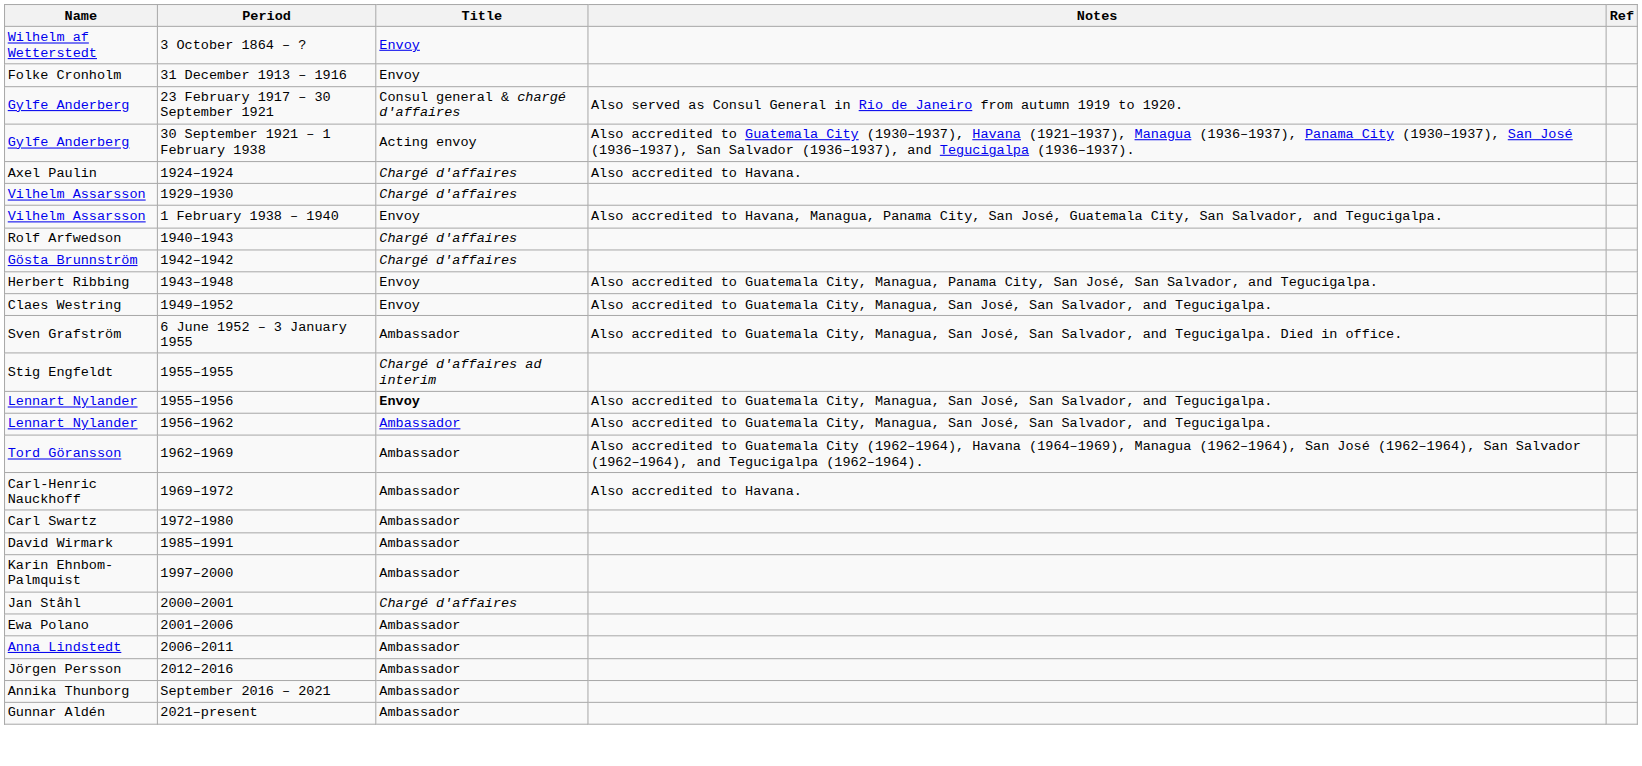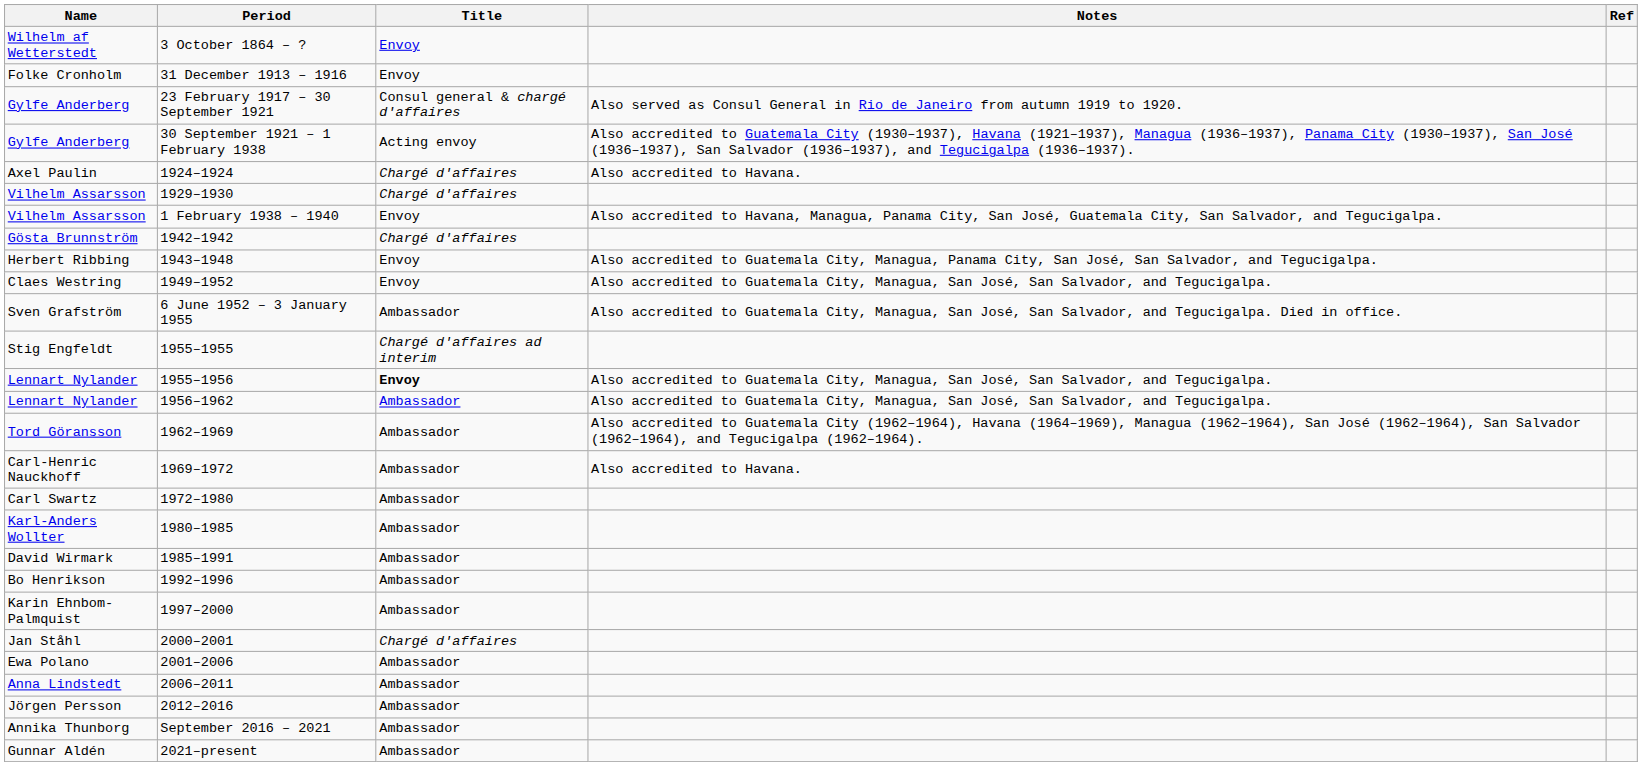- row: (197, 239)
+ row: (197, 529)
+ row: (197, 581)
